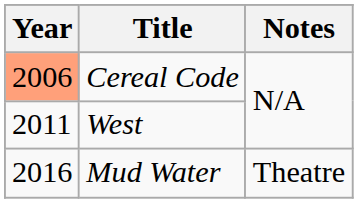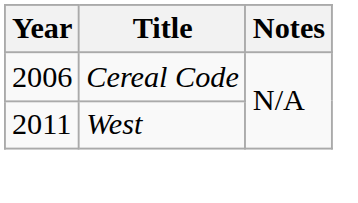(42, 76) lightsalmon background -> (42, 76) no background
- row: (153, 172)
